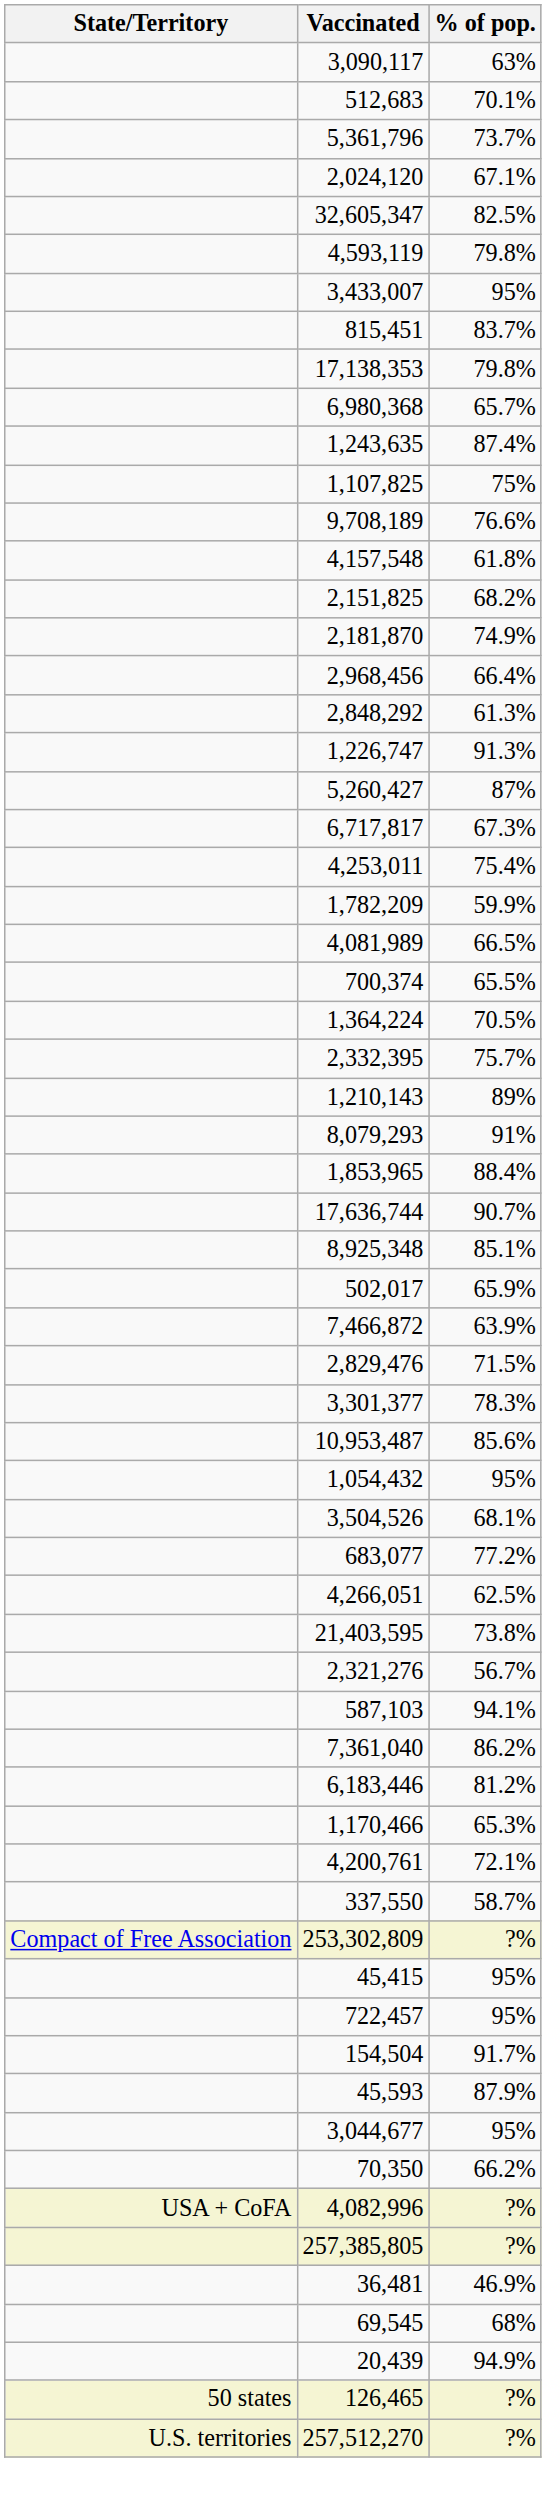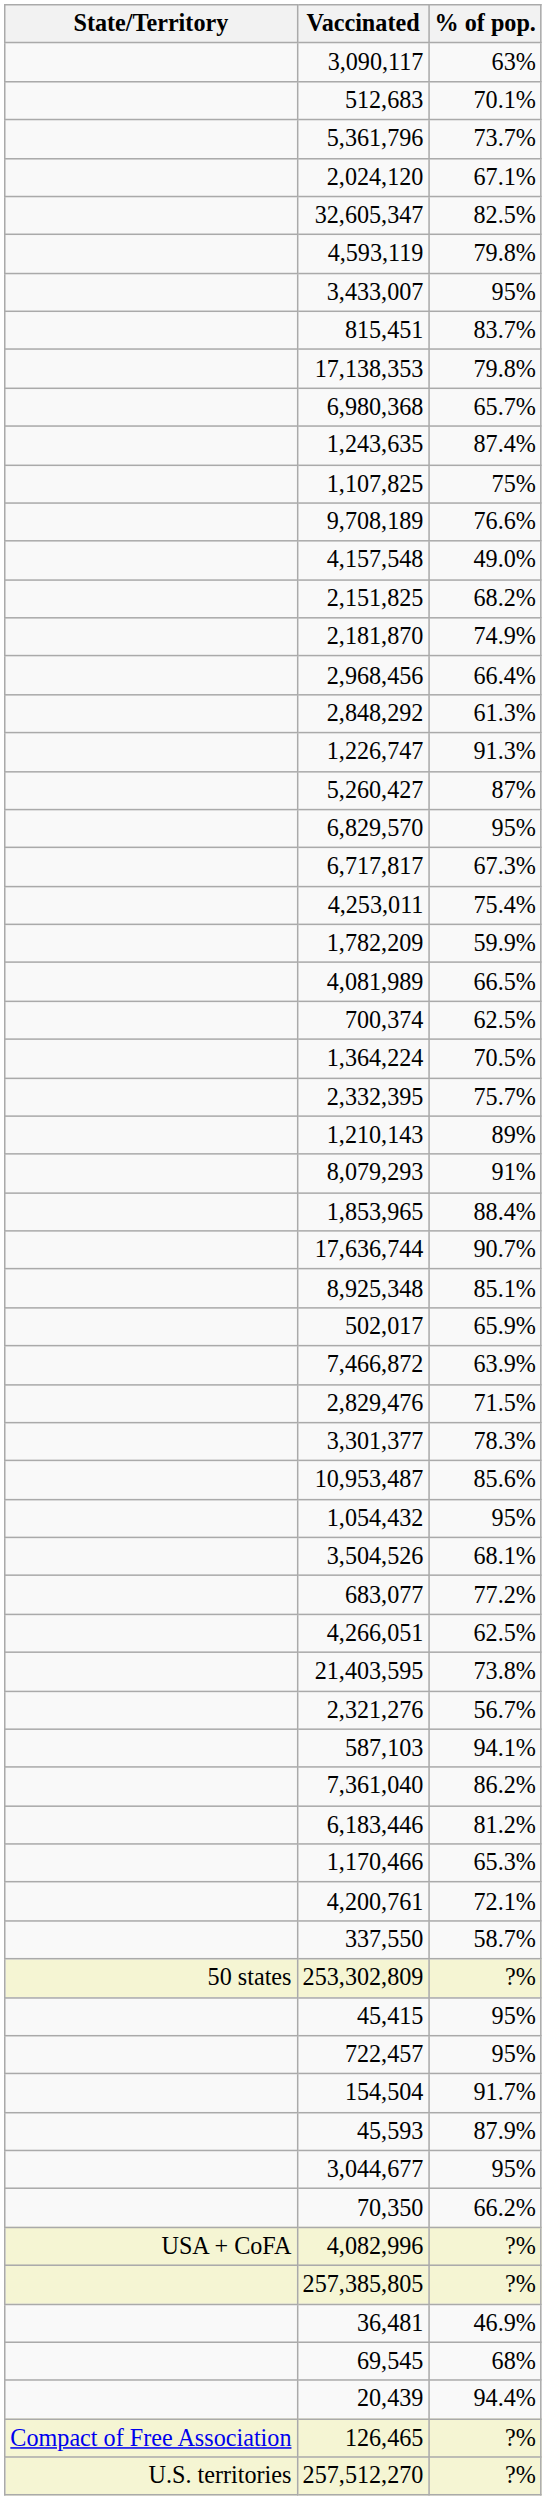(505, 560) 61.8% -> (505, 560) 49.0%
+ row: (375, 828)
(505, 981) 65.5% -> (505, 1019) 62.5%
(151, 1939) Compact of Free Association -> (250, 1977) 50 states
(505, 2360) 94.9% -> (505, 2399) 94.4%
(250, 2399) 50 states -> (151, 2437) Compact of Free Association
